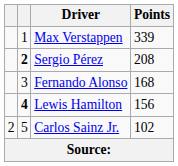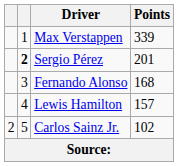(144, 60) 208 -> (144, 60) 201
(24, 105) bold -> (24, 105) normal
(144, 105) 156 -> (144, 105) 157
